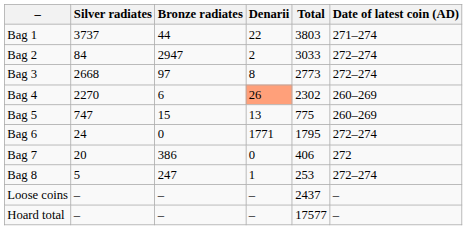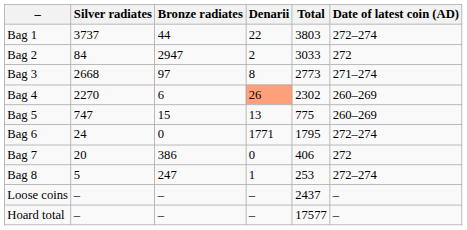(355, 34) 271–274 -> (355, 34) 272–274
(355, 54) 272–274 -> (342, 54) 272
(355, 74) 272–274 -> (355, 74) 271–274
